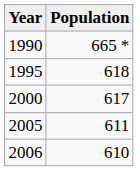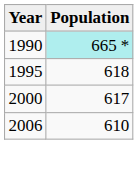(110, 44) no background -> (110, 44) paleturquoise background
- row: (25, 125)
